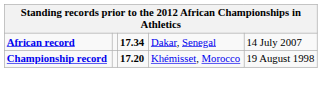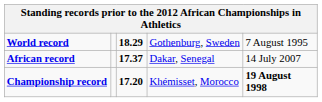+ row: (38, 42)
(132, 42) 17.34 -> (131, 59) 17.37
(280, 59) normal -> (268, 82) bold
